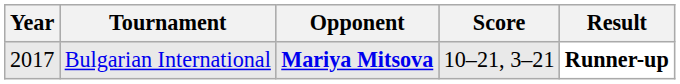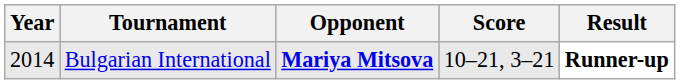(32, 59) 2017 -> (32, 59) 2014
